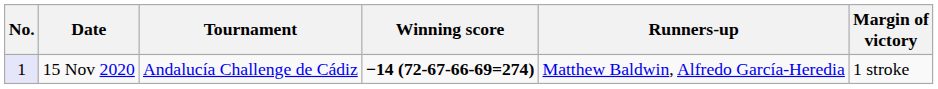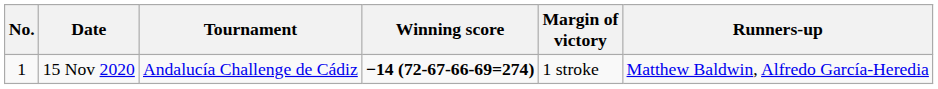columns swapped: (891, 29) <-> (694, 29)
(22, 69) lavender background -> (22, 69) no background
